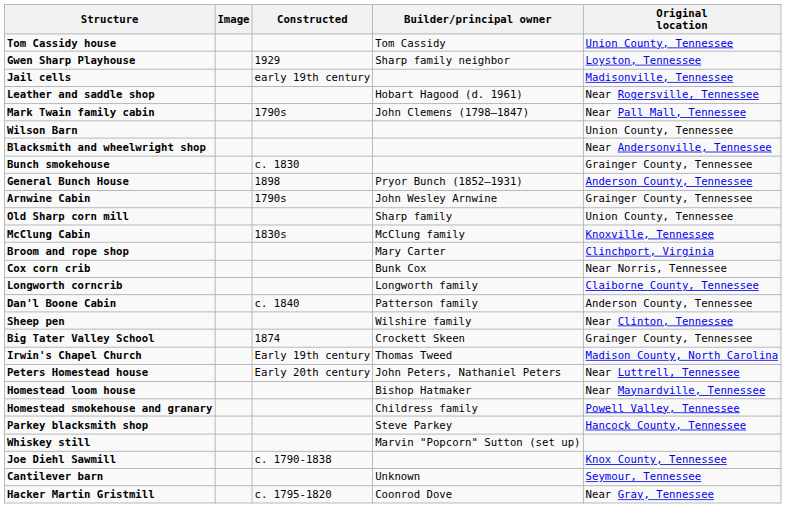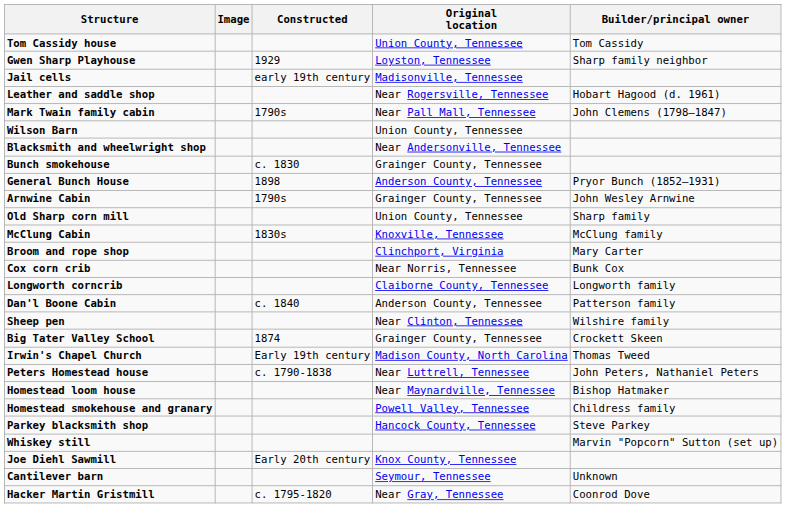columns swapped: (682, 19) <-> (478, 19)
(312, 373) Early 20th century -> (293, 373) c. 1790-1838
(293, 460) c. 1790-1838 -> (312, 460) Early 20th century
